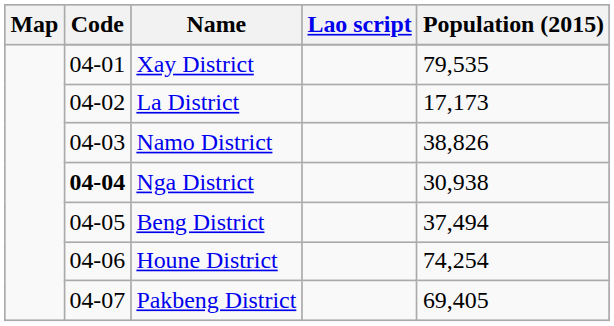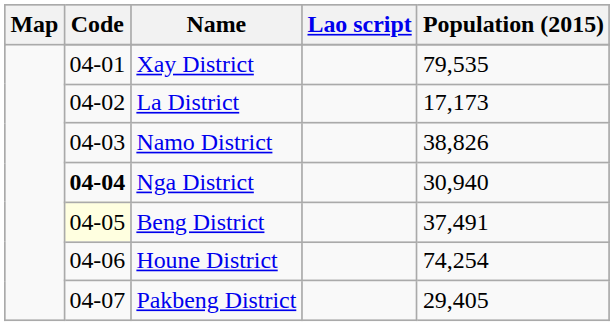(456, 182) 30,938 -> (456, 182) 30,940
(97, 221) no background -> (97, 221) lightyellow background
(456, 221) 37,494 -> (456, 221) 37,491
(456, 300) 69,405 -> (456, 300) 29,405
